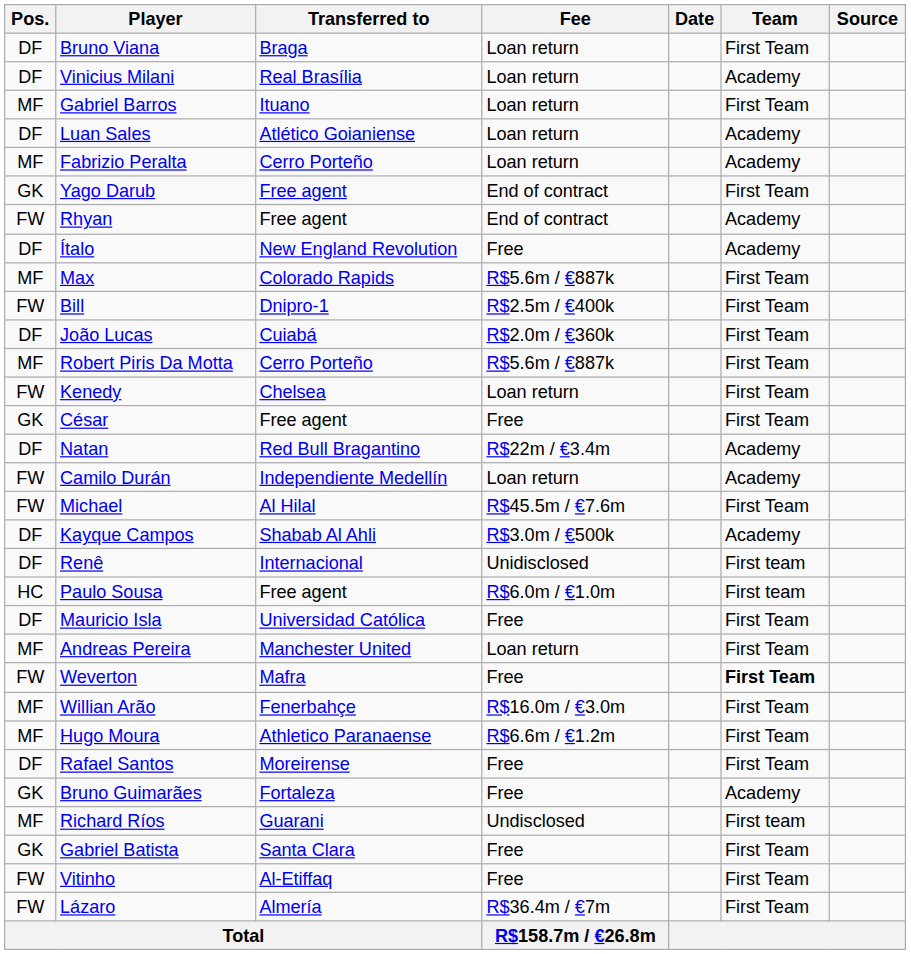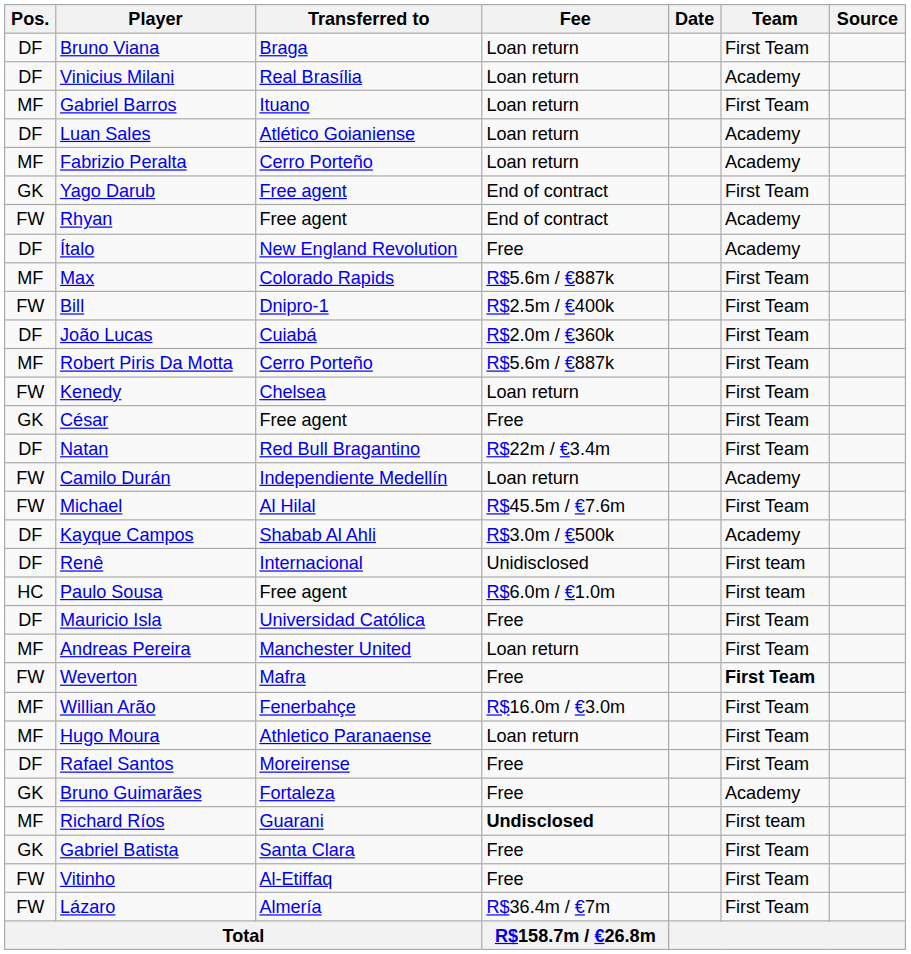(763, 449) Academy -> (767, 449) First Team
(551, 735) R$6.6m / €1.2m -> (533, 735) Loan return
(536, 821) normal -> (540, 821) bold
